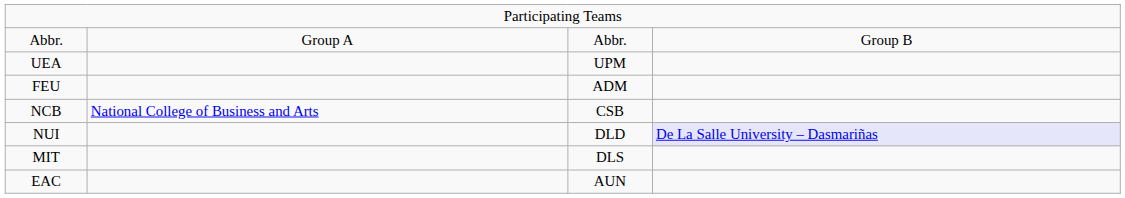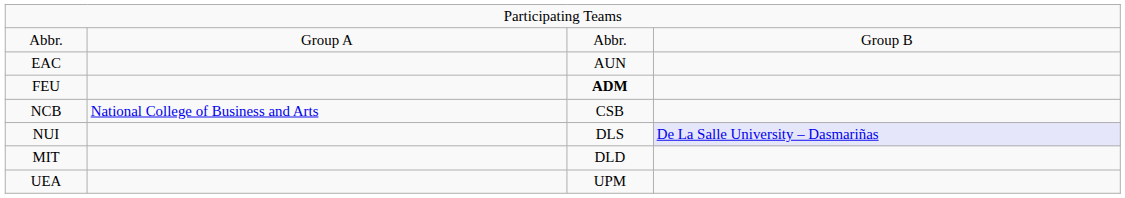rows swapped: (46, 181) <-> (46, 63)
(610, 87) normal -> (610, 87) bold
(610, 134) DLD -> (610, 134) DLS
(610, 157) DLS -> (610, 157) DLD
